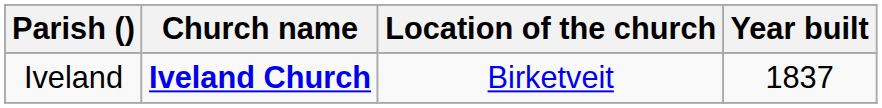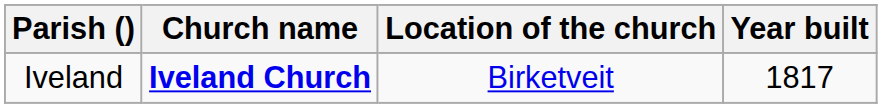(800, 77) 1837 -> (800, 77) 1817
